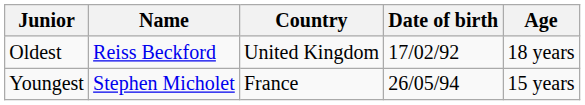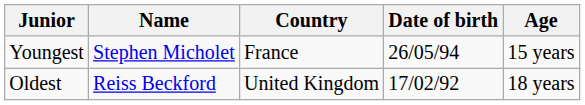rows swapped: (47, 83) <-> (35, 52)
